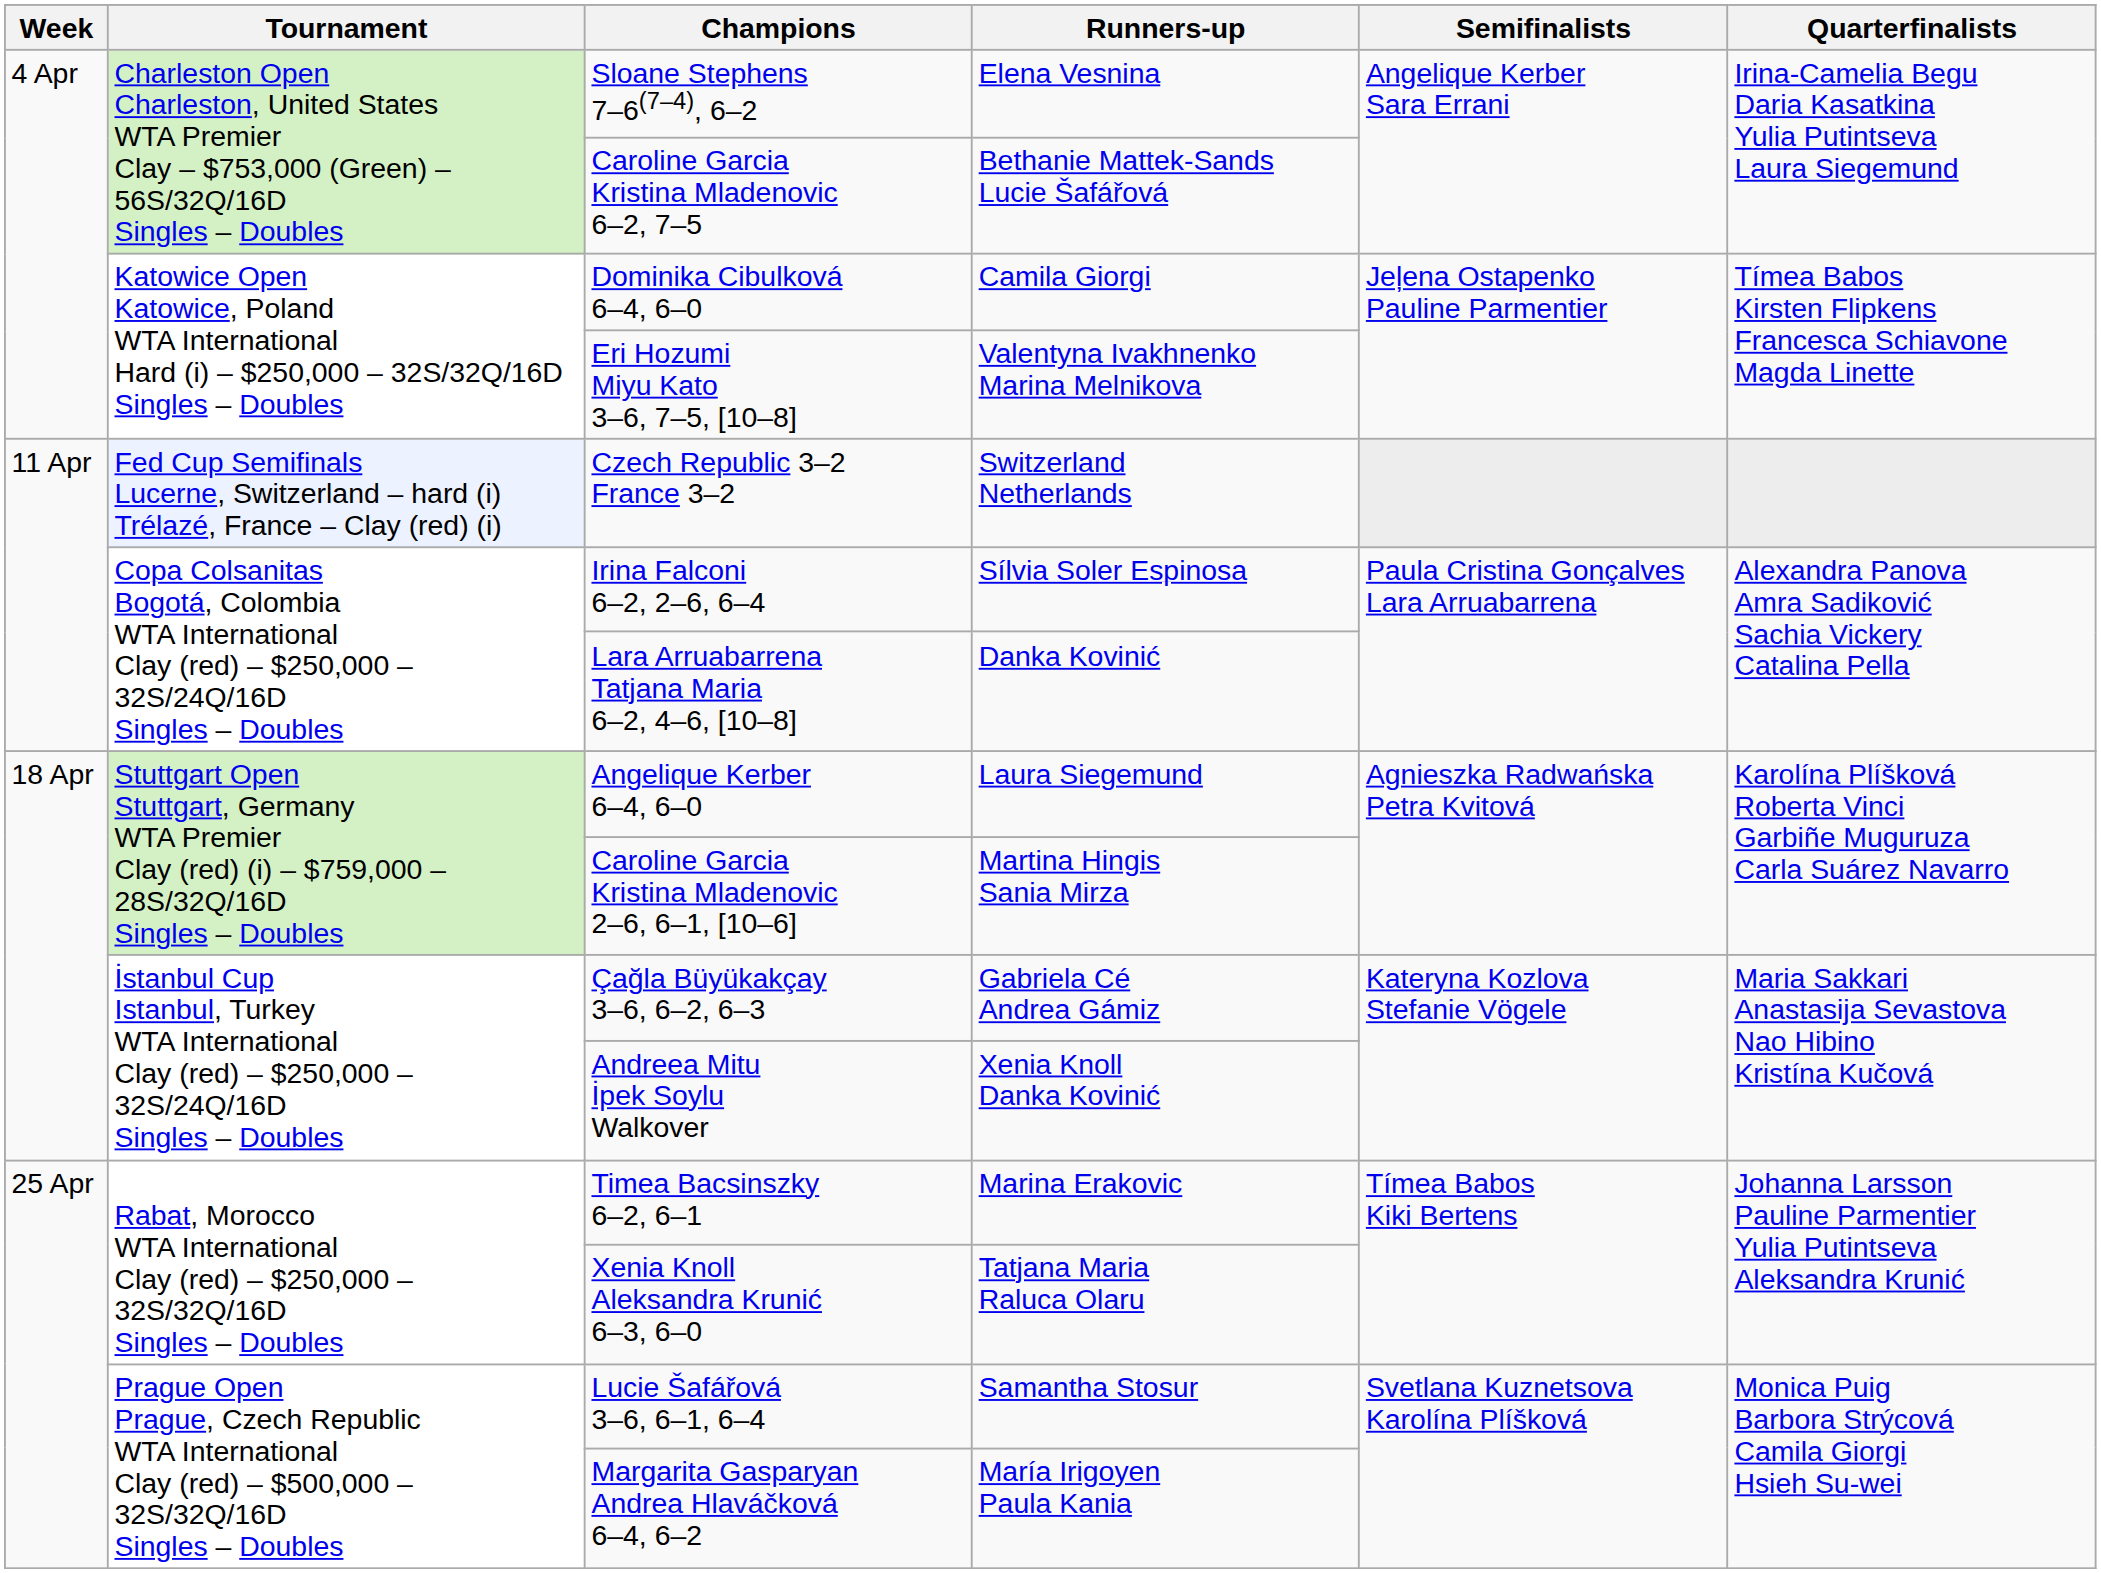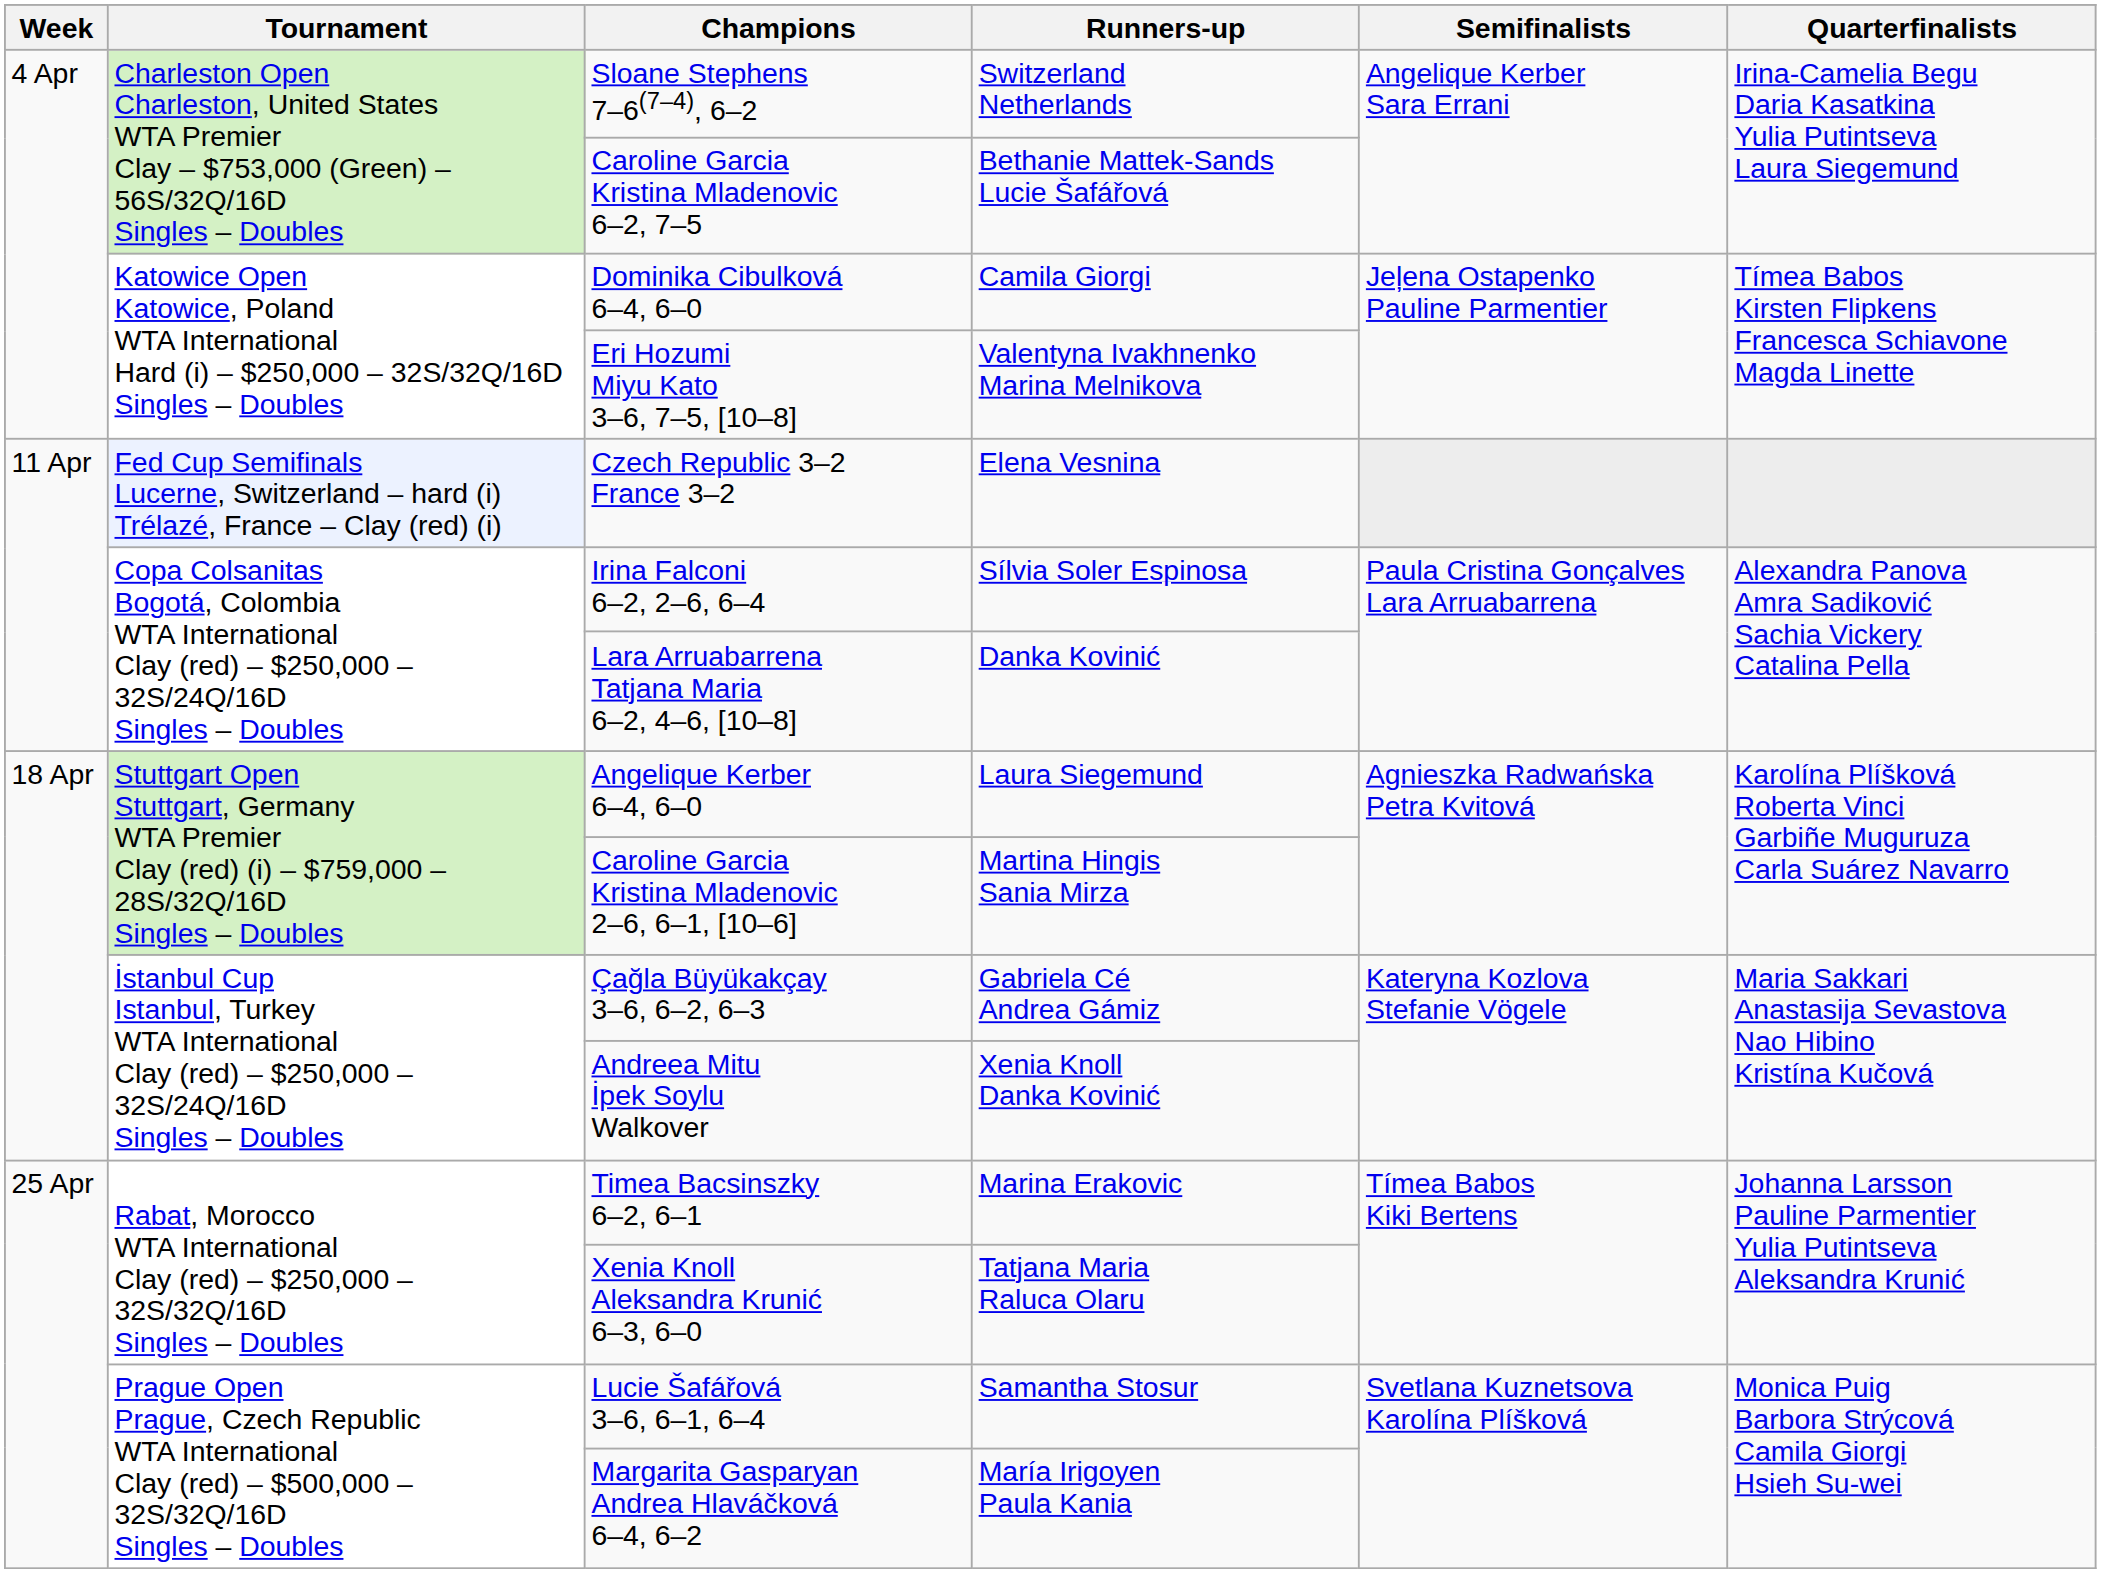(1069, 73) Elena Vesnina -> (1055, 89) Switzerland Netherlands
(1055, 478) Switzerland Netherlands -> (1069, 462) Elena Vesnina
